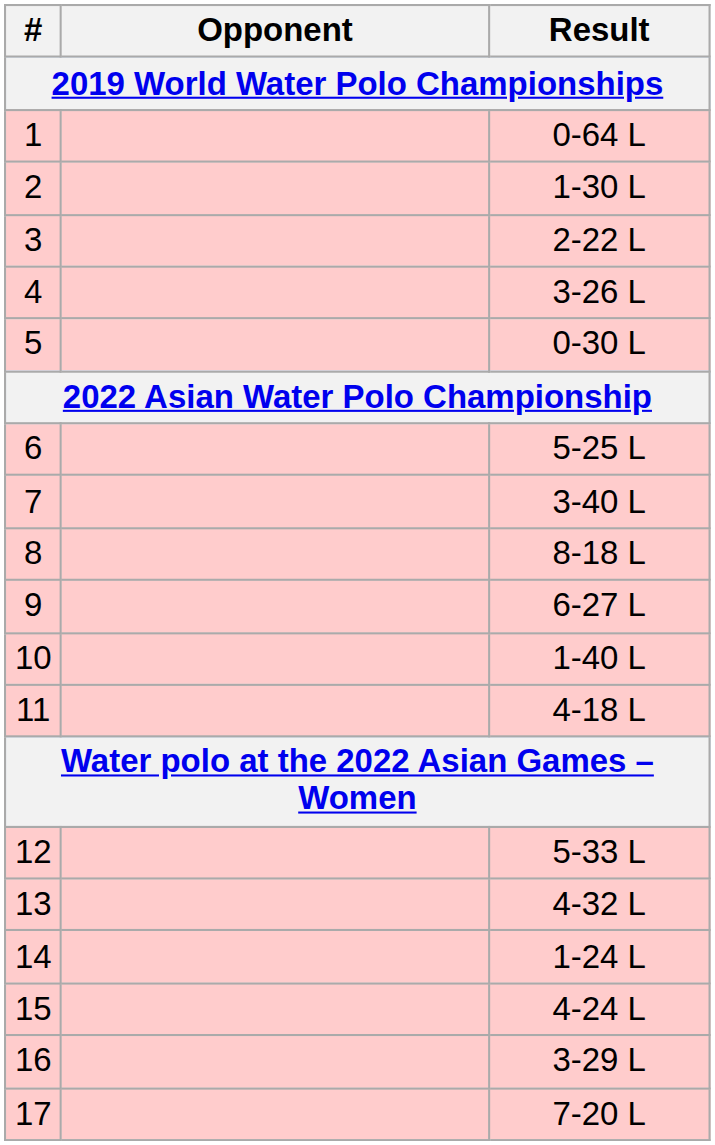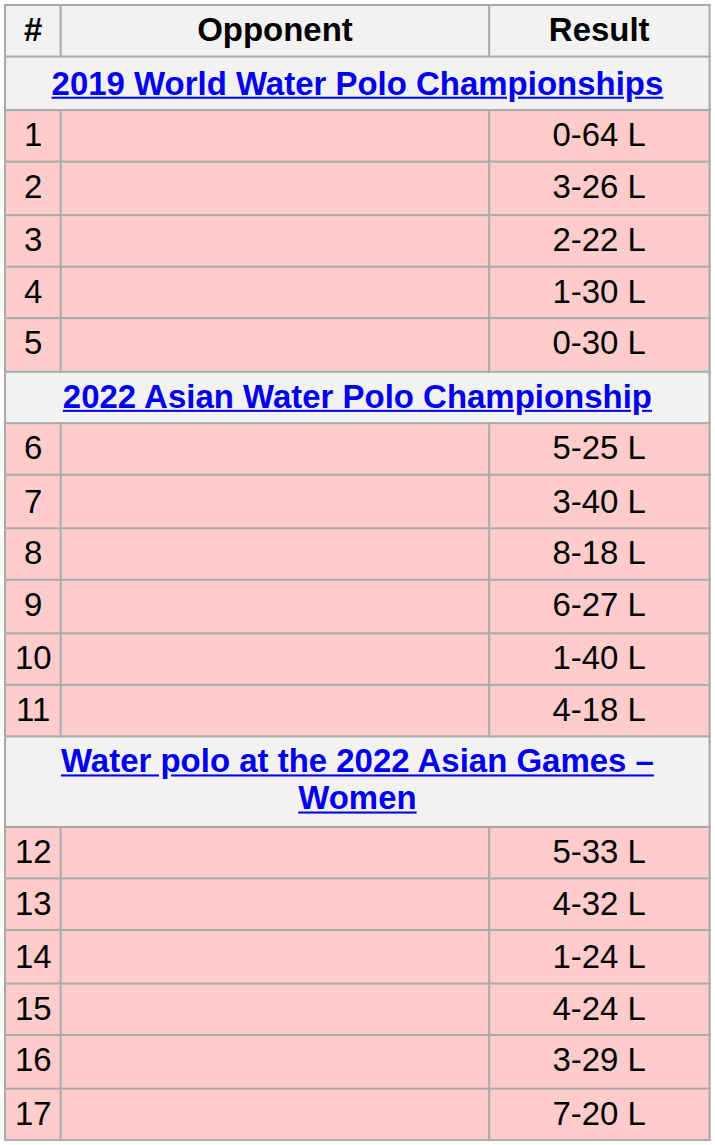(599, 187) 1-30 L -> (599, 187) 3-26 L
(599, 291) 3-26 L -> (599, 291) 1-30 L
